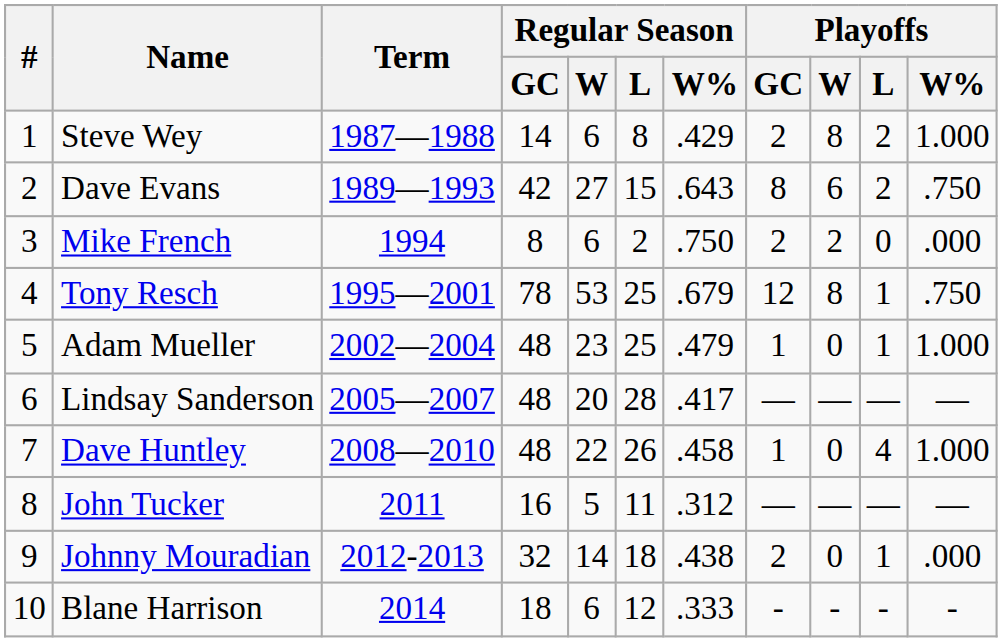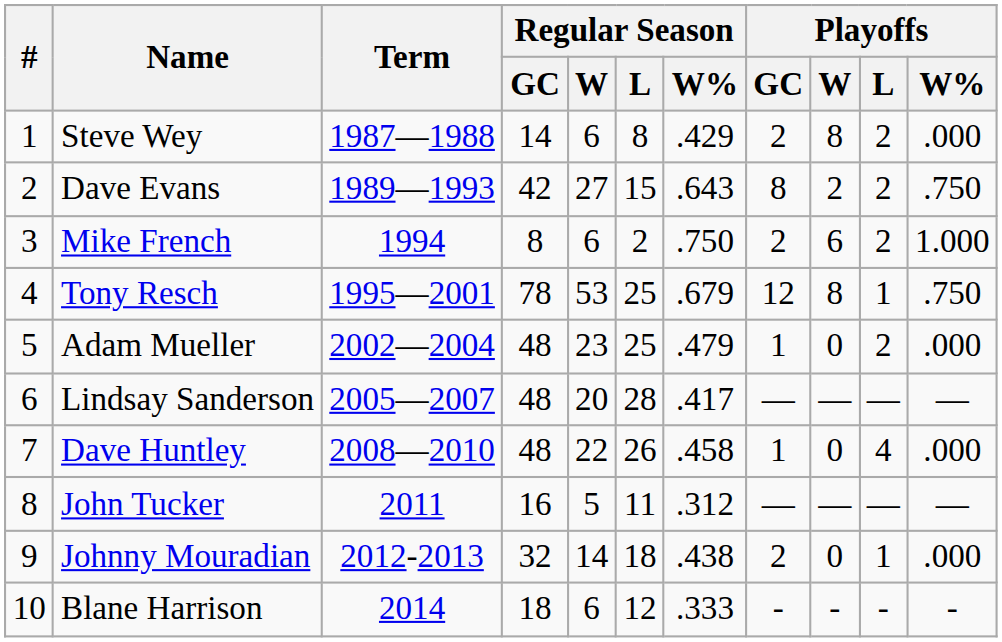(952, 135) 1.000 -> (952, 135) .000
(835, 188) 6 -> (835, 188) 2
(835, 240) 2 -> (835, 240) 6
(883, 240) 0 -> (883, 240) 2
(952, 240) .000 -> (952, 240) 1.000
(883, 345) 1 -> (883, 345) 2
(952, 345) 1.000 -> (952, 345) .000
(952, 450) 1.000 -> (952, 450) .000
